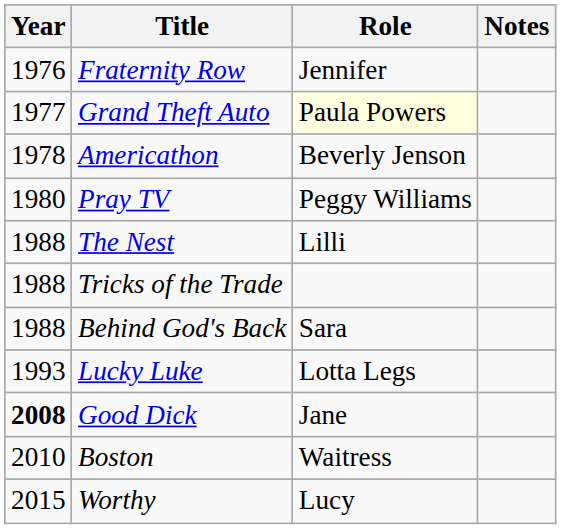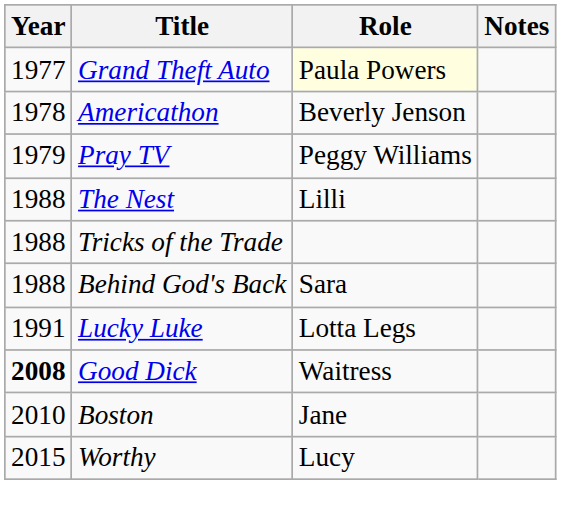- row: (162, 69)
(38, 198) 1980 -> (38, 155) 1979
(38, 371) 1993 -> (38, 328) 1991
(323, 414) Jane -> (345, 371) Waitress
(345, 457) Waitress -> (323, 414) Jane
